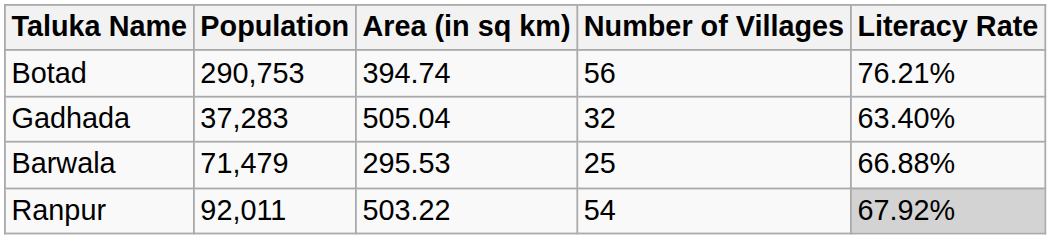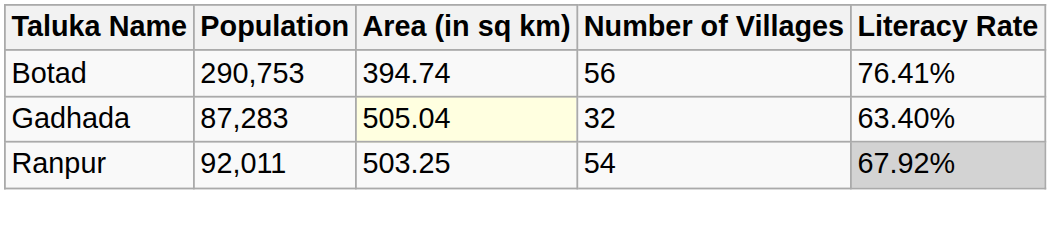(906, 73) 76.21% -> (906, 73) 76.41%
(244, 118) 37,283 -> (244, 118) 87,283
(406, 118) no background -> (406, 118) lightyellow background
- row: (64, 164)
(406, 210) 503.22 -> (406, 164) 503.25
